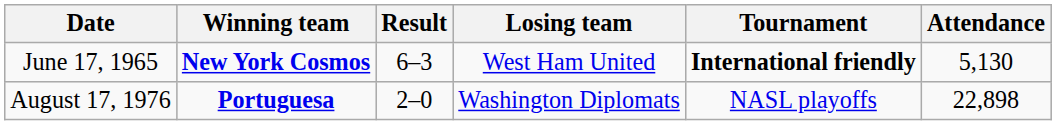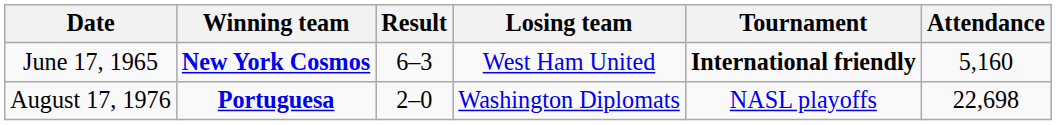(986, 61) 5,130 -> (986, 61) 5,160
(986, 100) 22,898 -> (986, 100) 22,698
